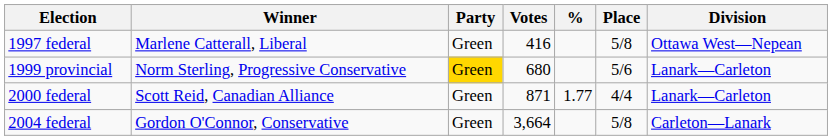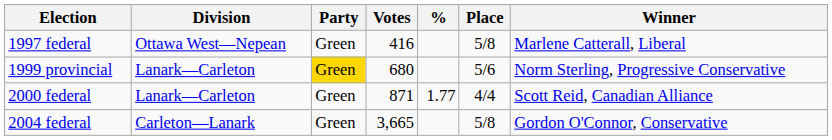columns swapped: (737, 17) <-> (290, 17)
(532, 122) 3,664 -> (395, 122) 3,665
